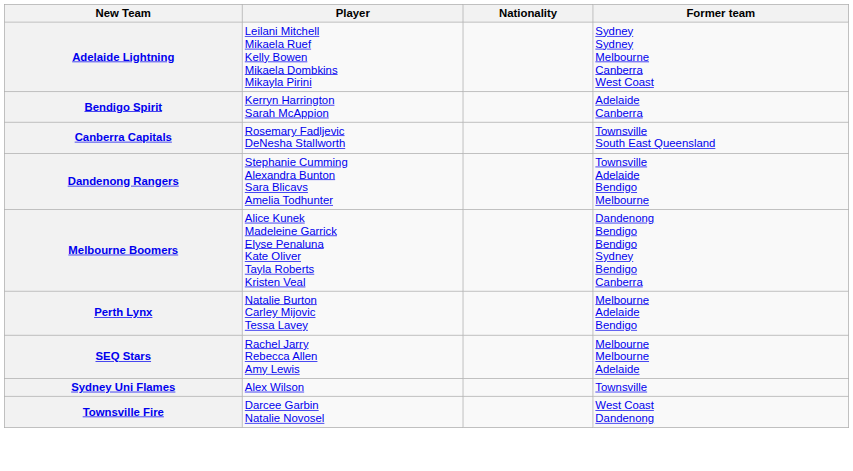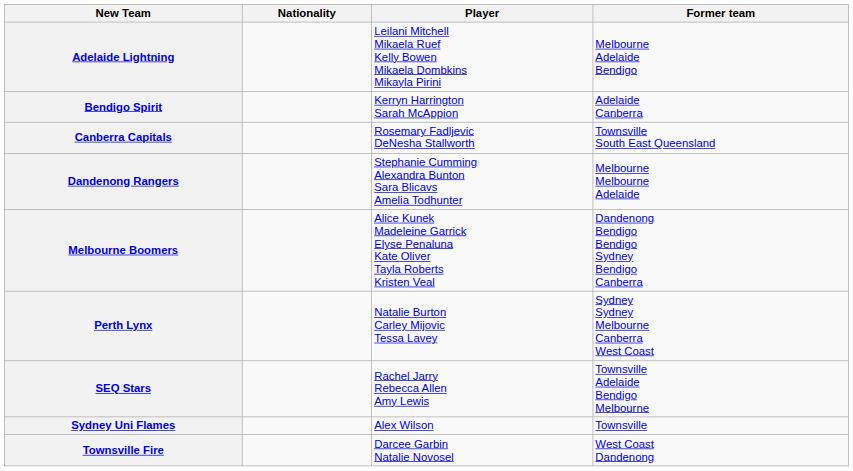columns swapped: (353, 13) <-> (528, 13)
(625, 57) Sydney Sydney Melbourne Canberra West Coast -> (622, 57) Melbourne Adelaide Bendigo
(622, 181) Townsville Adelaide Bendigo Melbourne -> (622, 181) Melbourne Melbourne Adelaide
(622, 313) Melbourne Adelaide Bendigo -> (625, 326) Sydney Sydney Melbourne Canberra West Coast
(622, 356) Melbourne Melbourne Adelaide -> (622, 388) Townsville Adelaide Bendigo Melbourne
